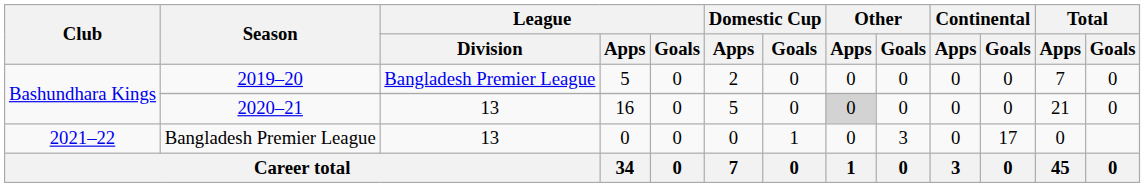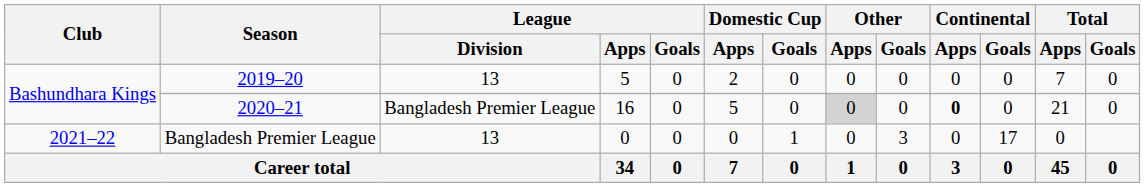(490, 78) Bangladesh Premier League -> (490, 78) 13
(490, 108) 13 -> (490, 108) Bangladesh Premier League
(956, 108) normal -> (956, 108) bold
